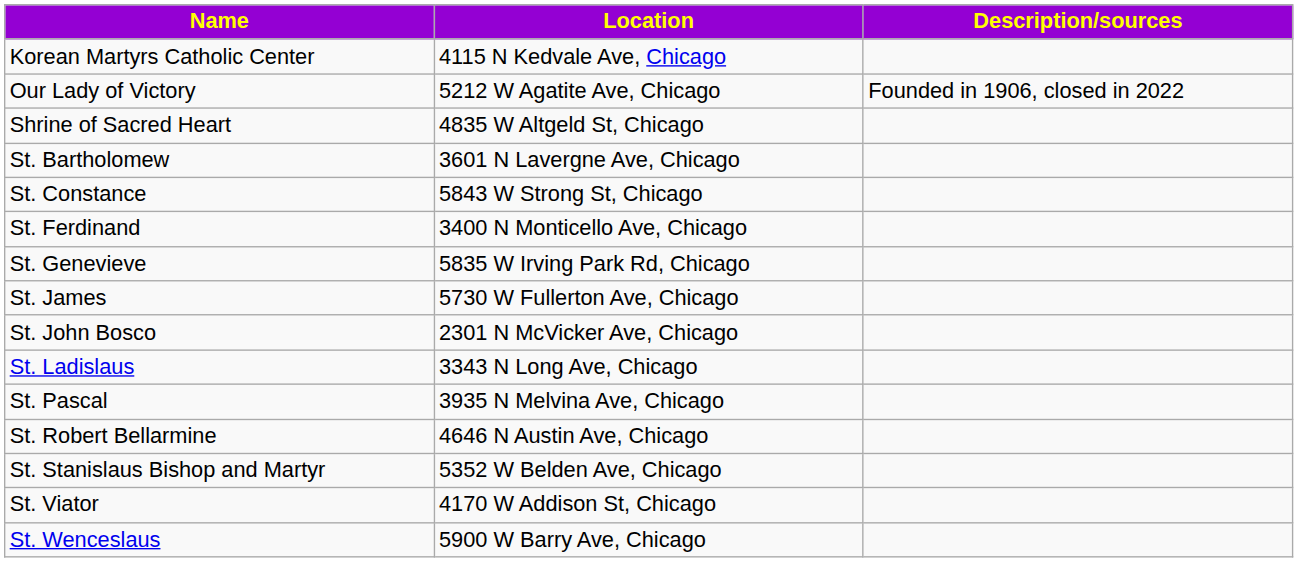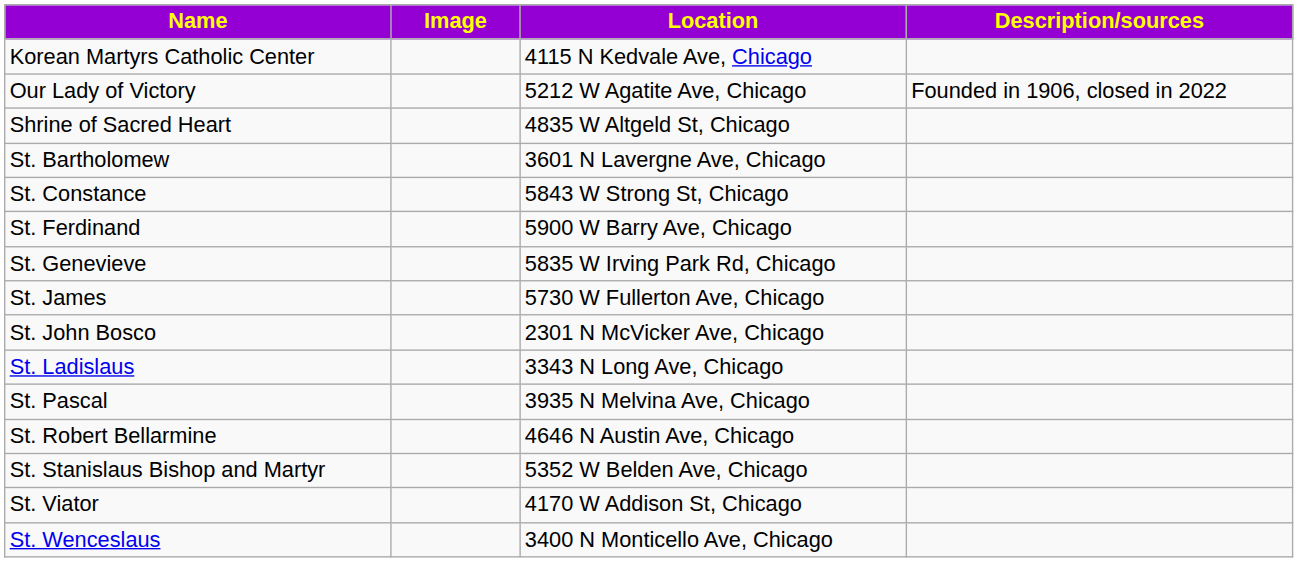+ column: (455, 21)
(593, 228) 3400 N Monticello Ave, Chicago -> (658, 228) 5900 W Barry Ave, Chicago
(572, 539) 5900 W Barry Ave, Chicago -> (679, 539) 3400 N Monticello Ave, Chicago
